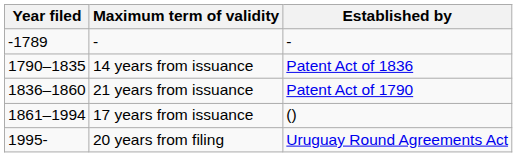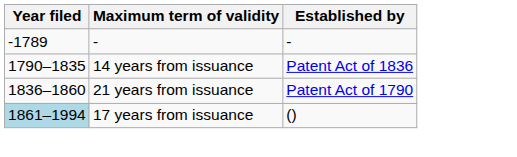(47, 115) no background -> (47, 115) lightblue background
- row: (158, 139)
